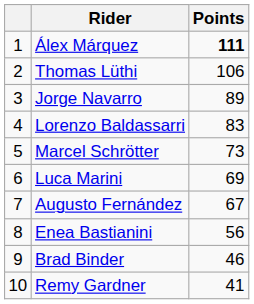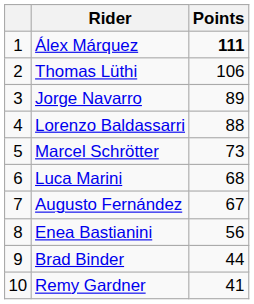(235, 125) 83 -> (235, 125) 88
(235, 178) 69 -> (235, 178) 68
(235, 258) 46 -> (235, 258) 44
